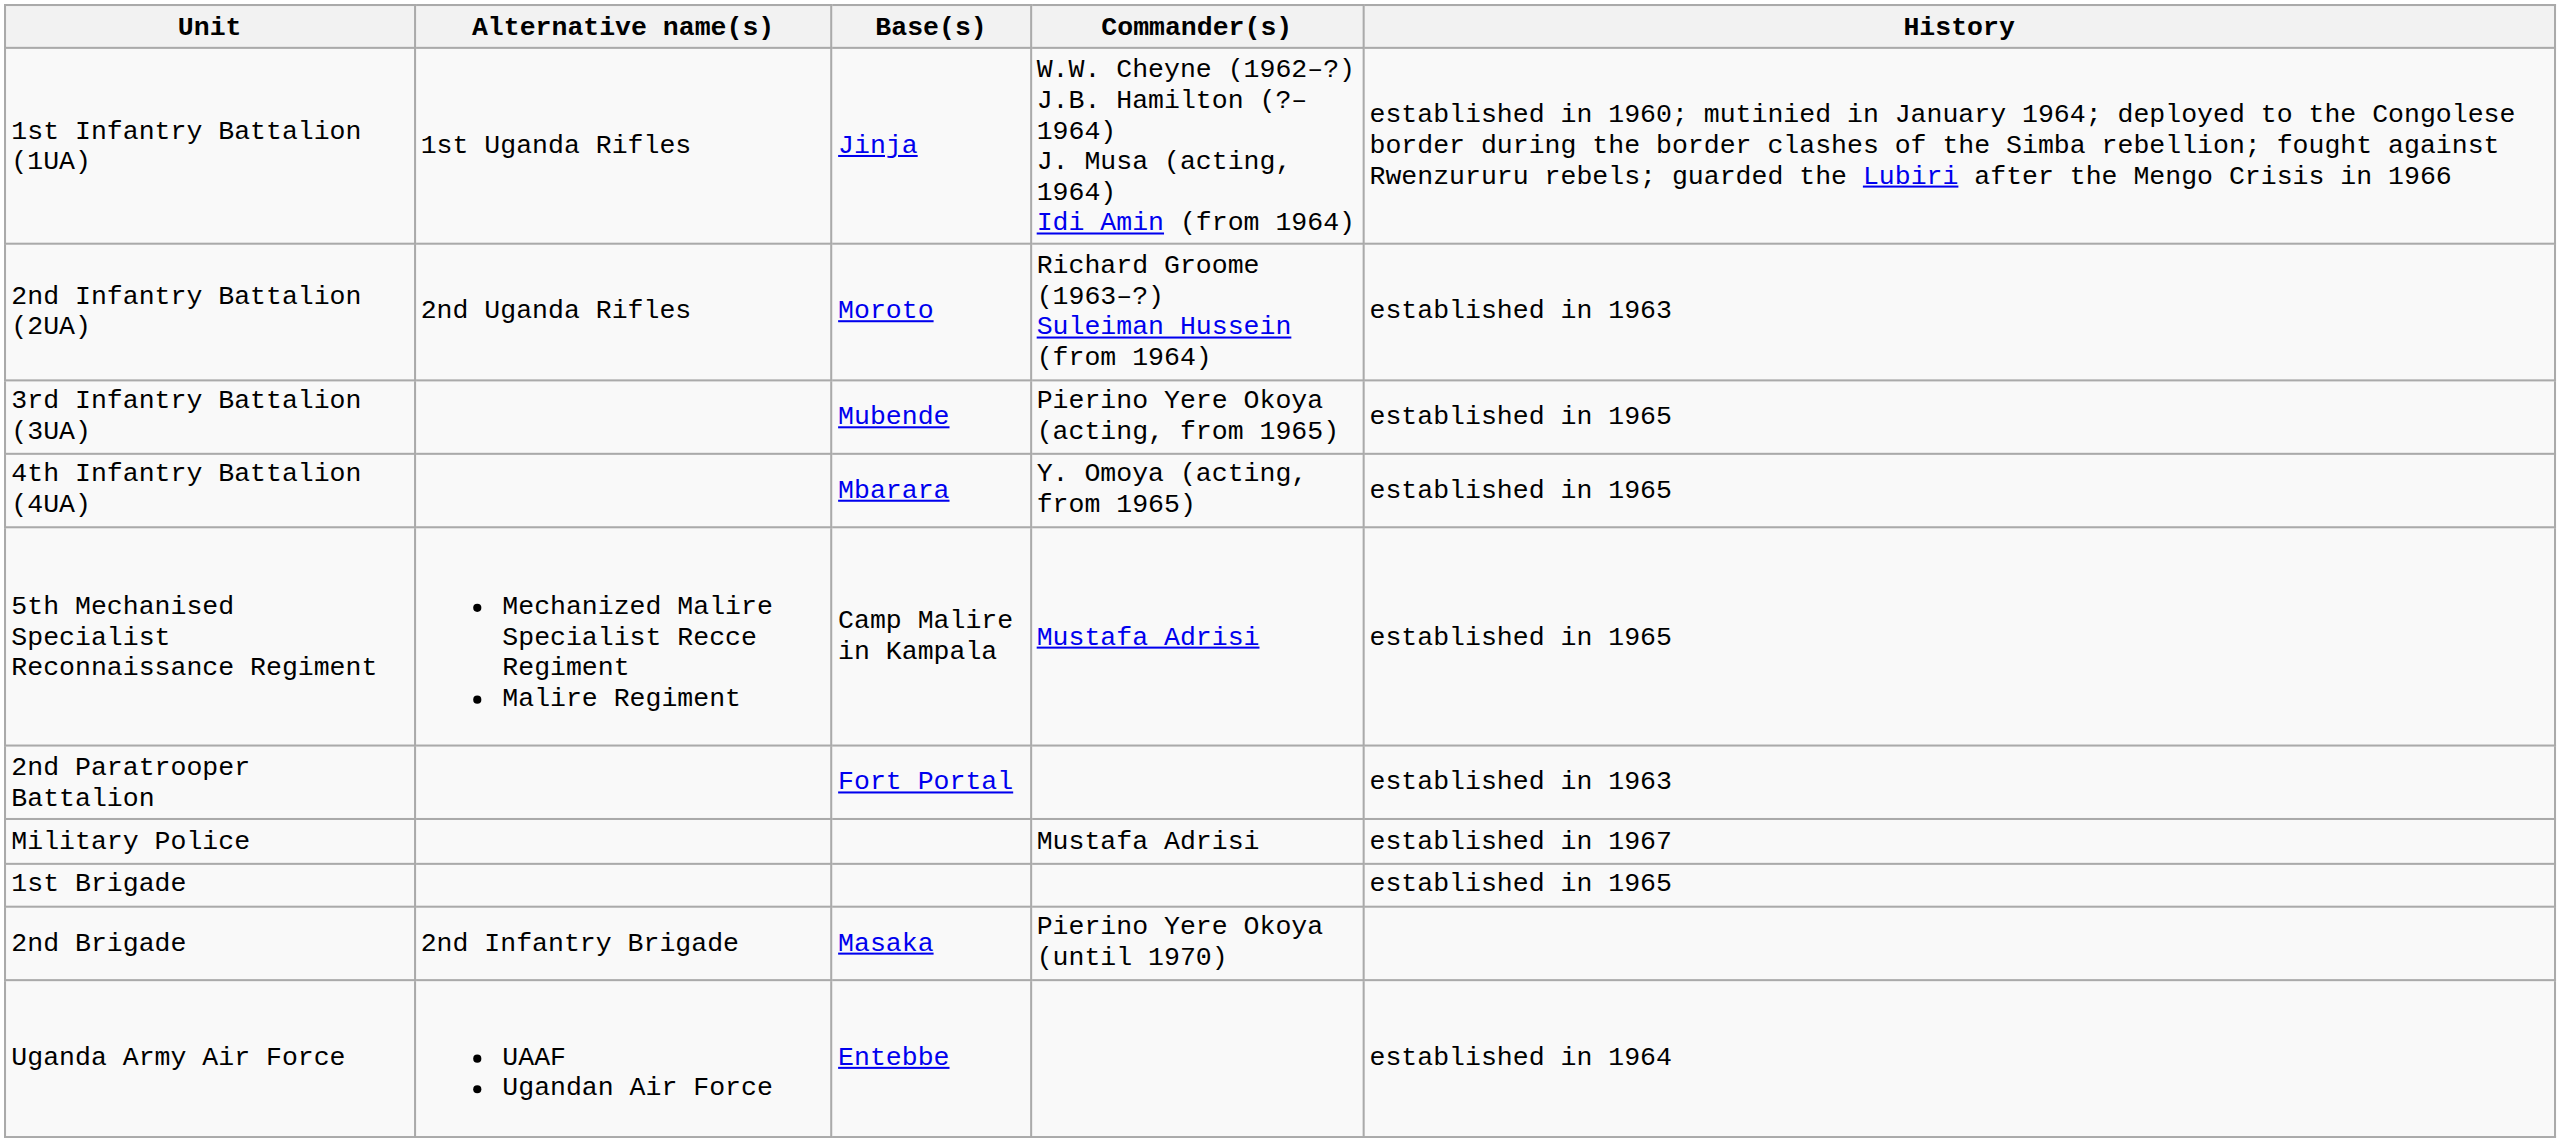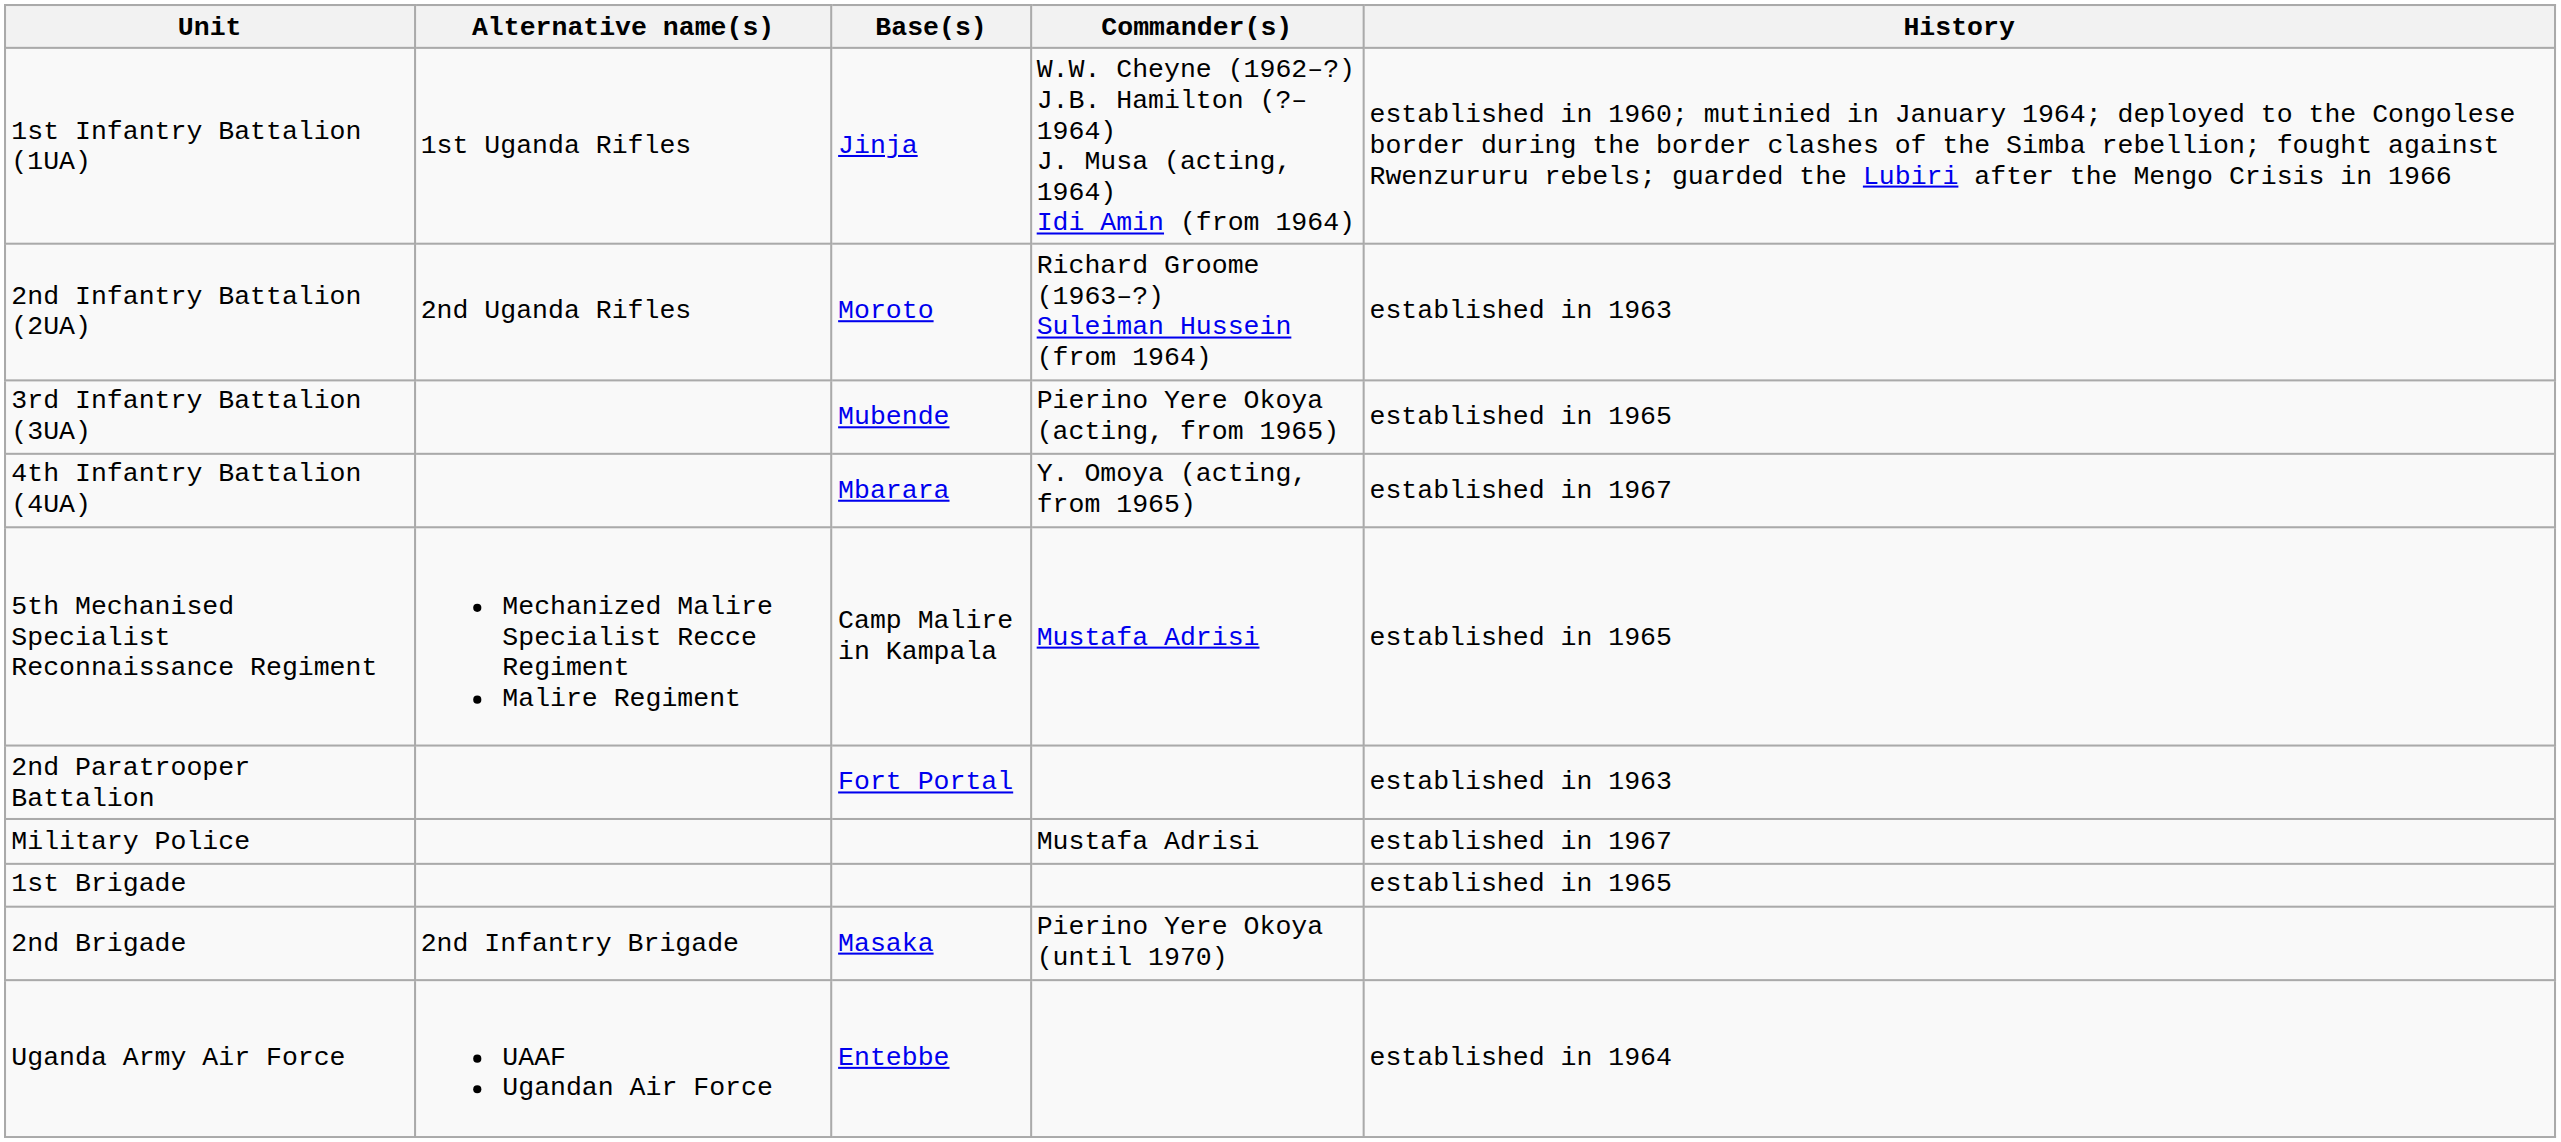(1521, 490) established in 1965 -> (1521, 490) established in 1967
